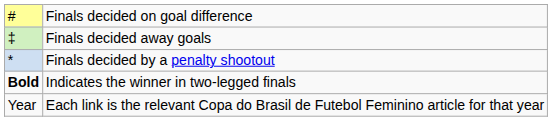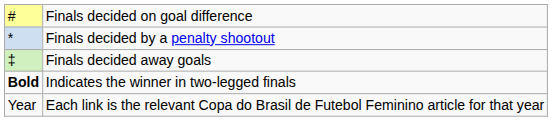rows swapped: (12, 38) <-> (11, 61)
